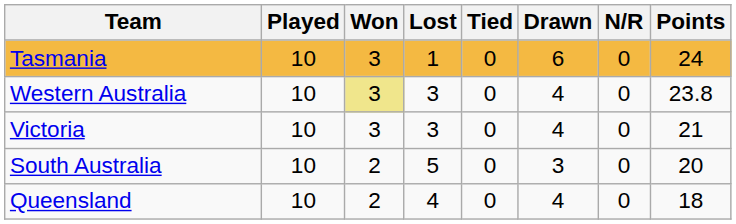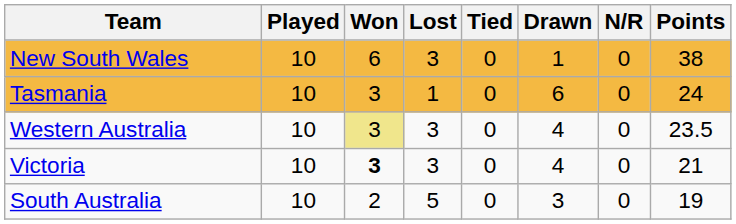+ row: (99, 58)
(691, 93) 23.8 -> (691, 129) 23.5
(374, 129) normal -> (374, 165) bold
(691, 165) 20 -> (691, 201) 19
- row: (71, 201)
